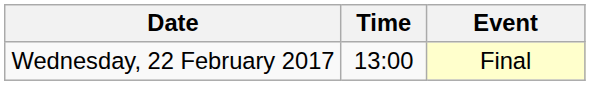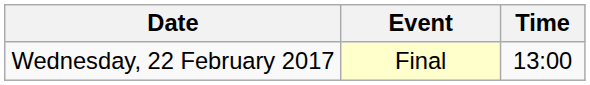columns swapped: (384, 23) <-> (506, 23)
